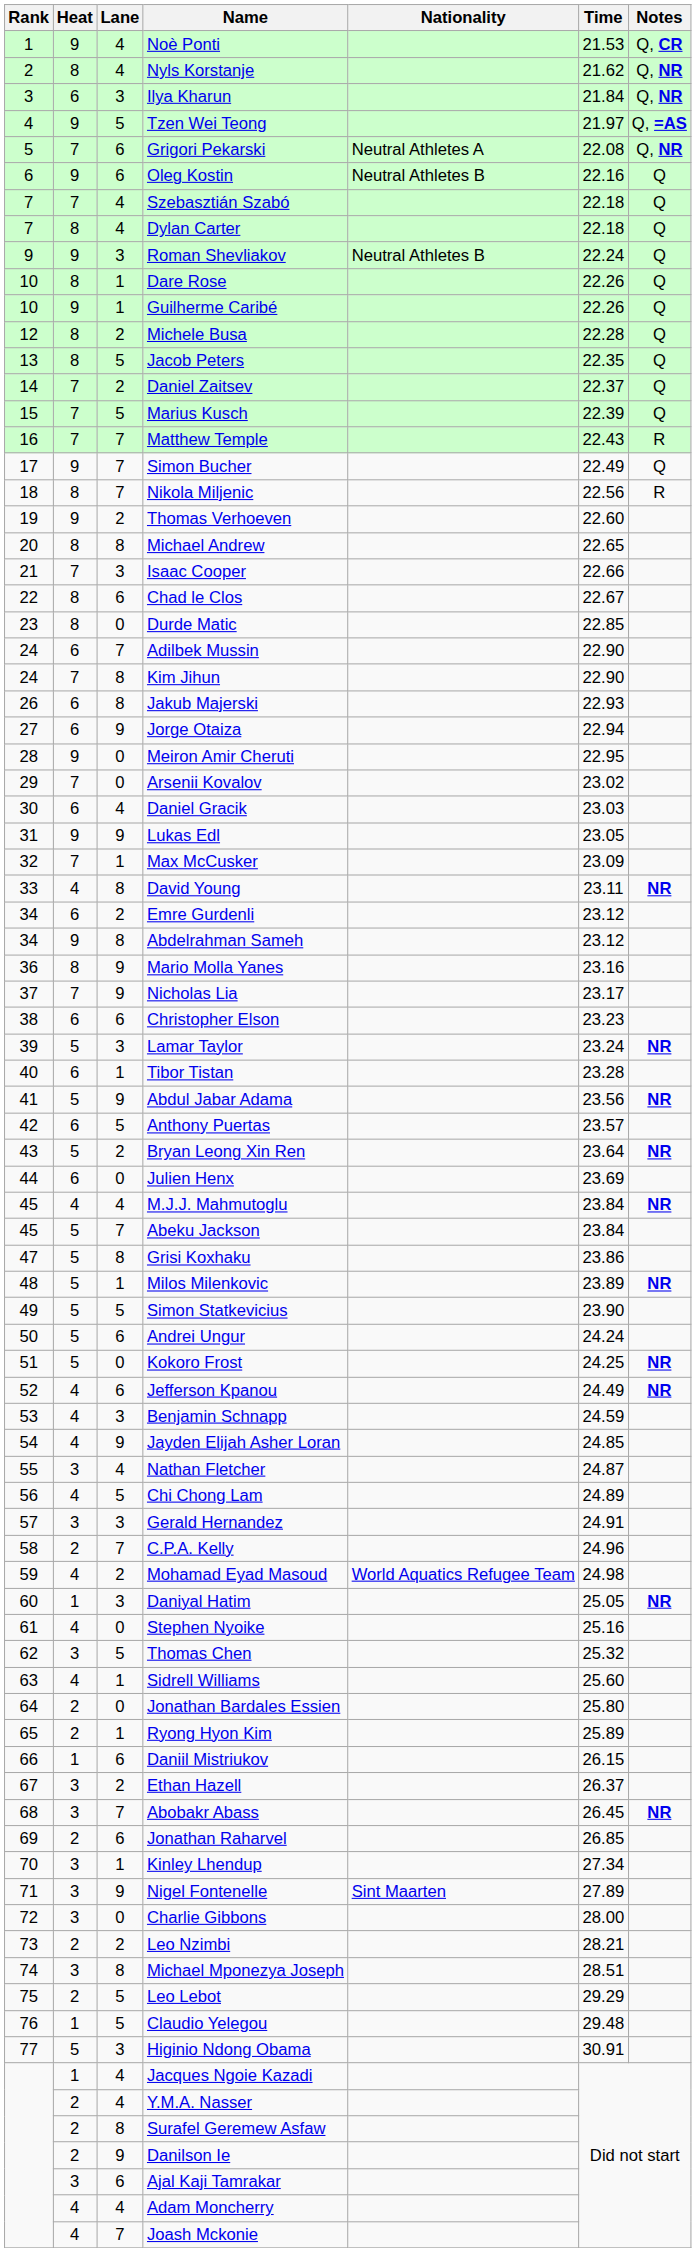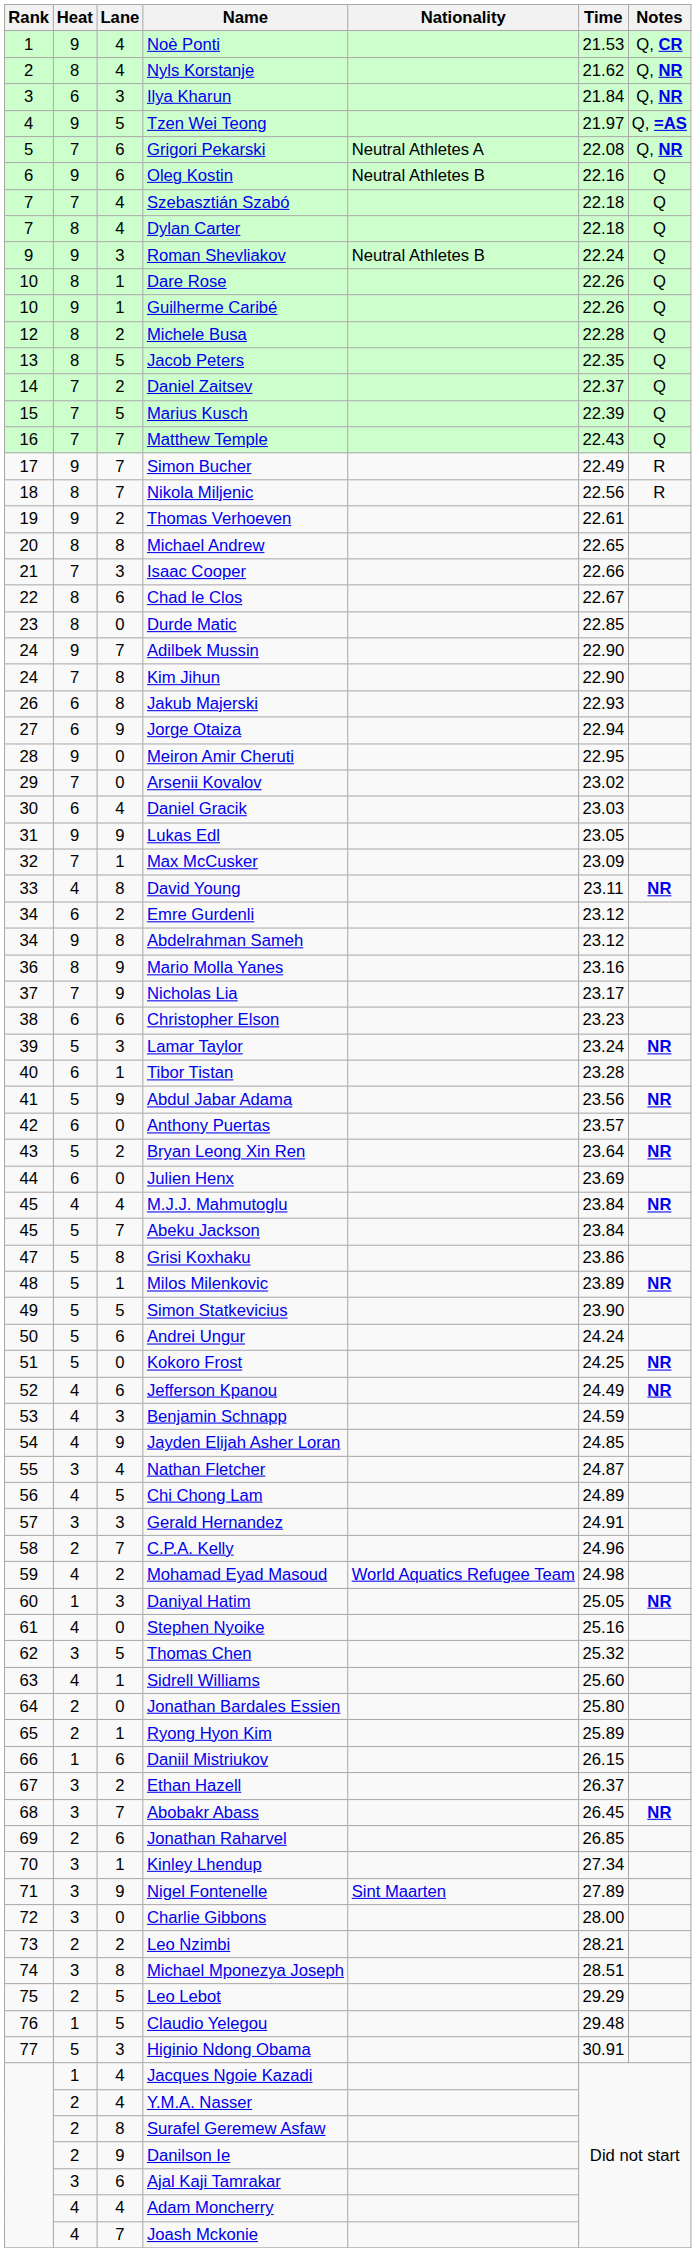(659, 439) R -> (659, 439) Q
(659, 466) Q -> (659, 466) R
(603, 519) 22.60 -> (603, 519) 22.61
(75, 651) 6 -> (75, 651) 9
(120, 1126) 5 -> (120, 1126) 0
